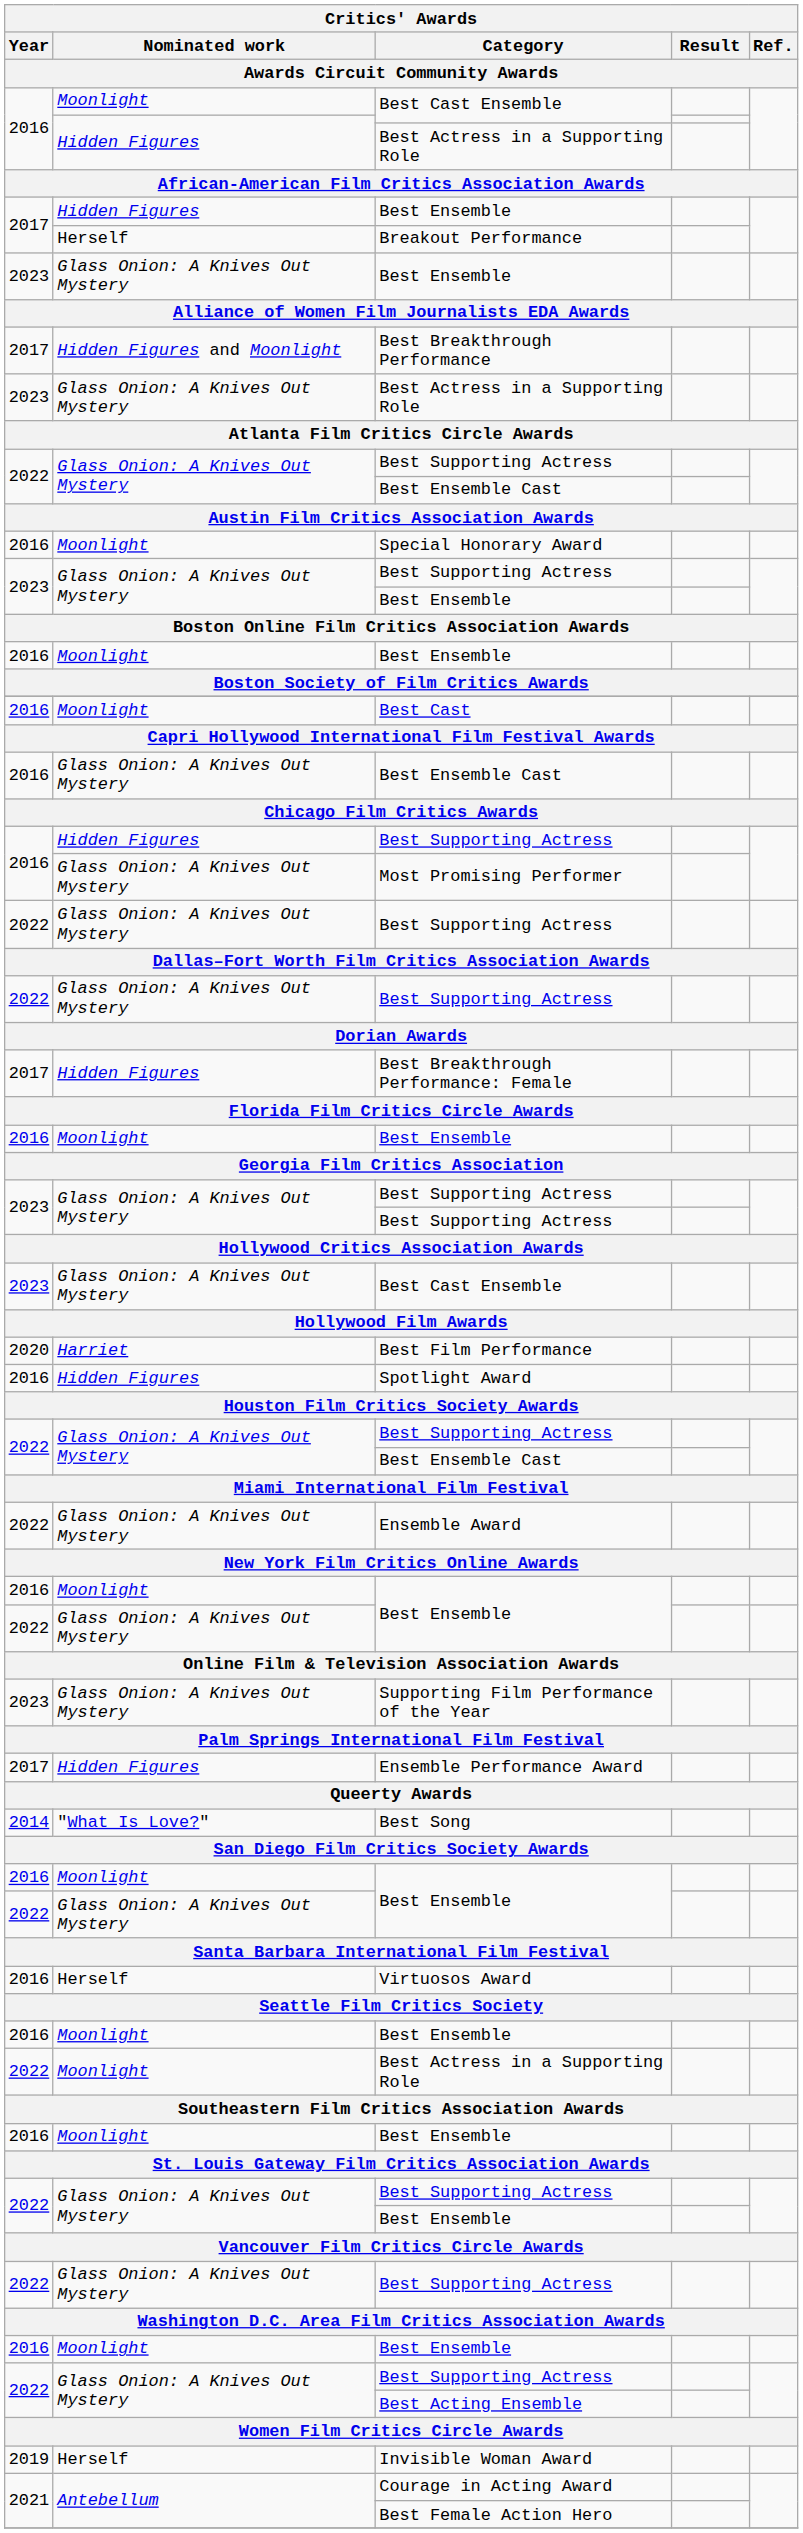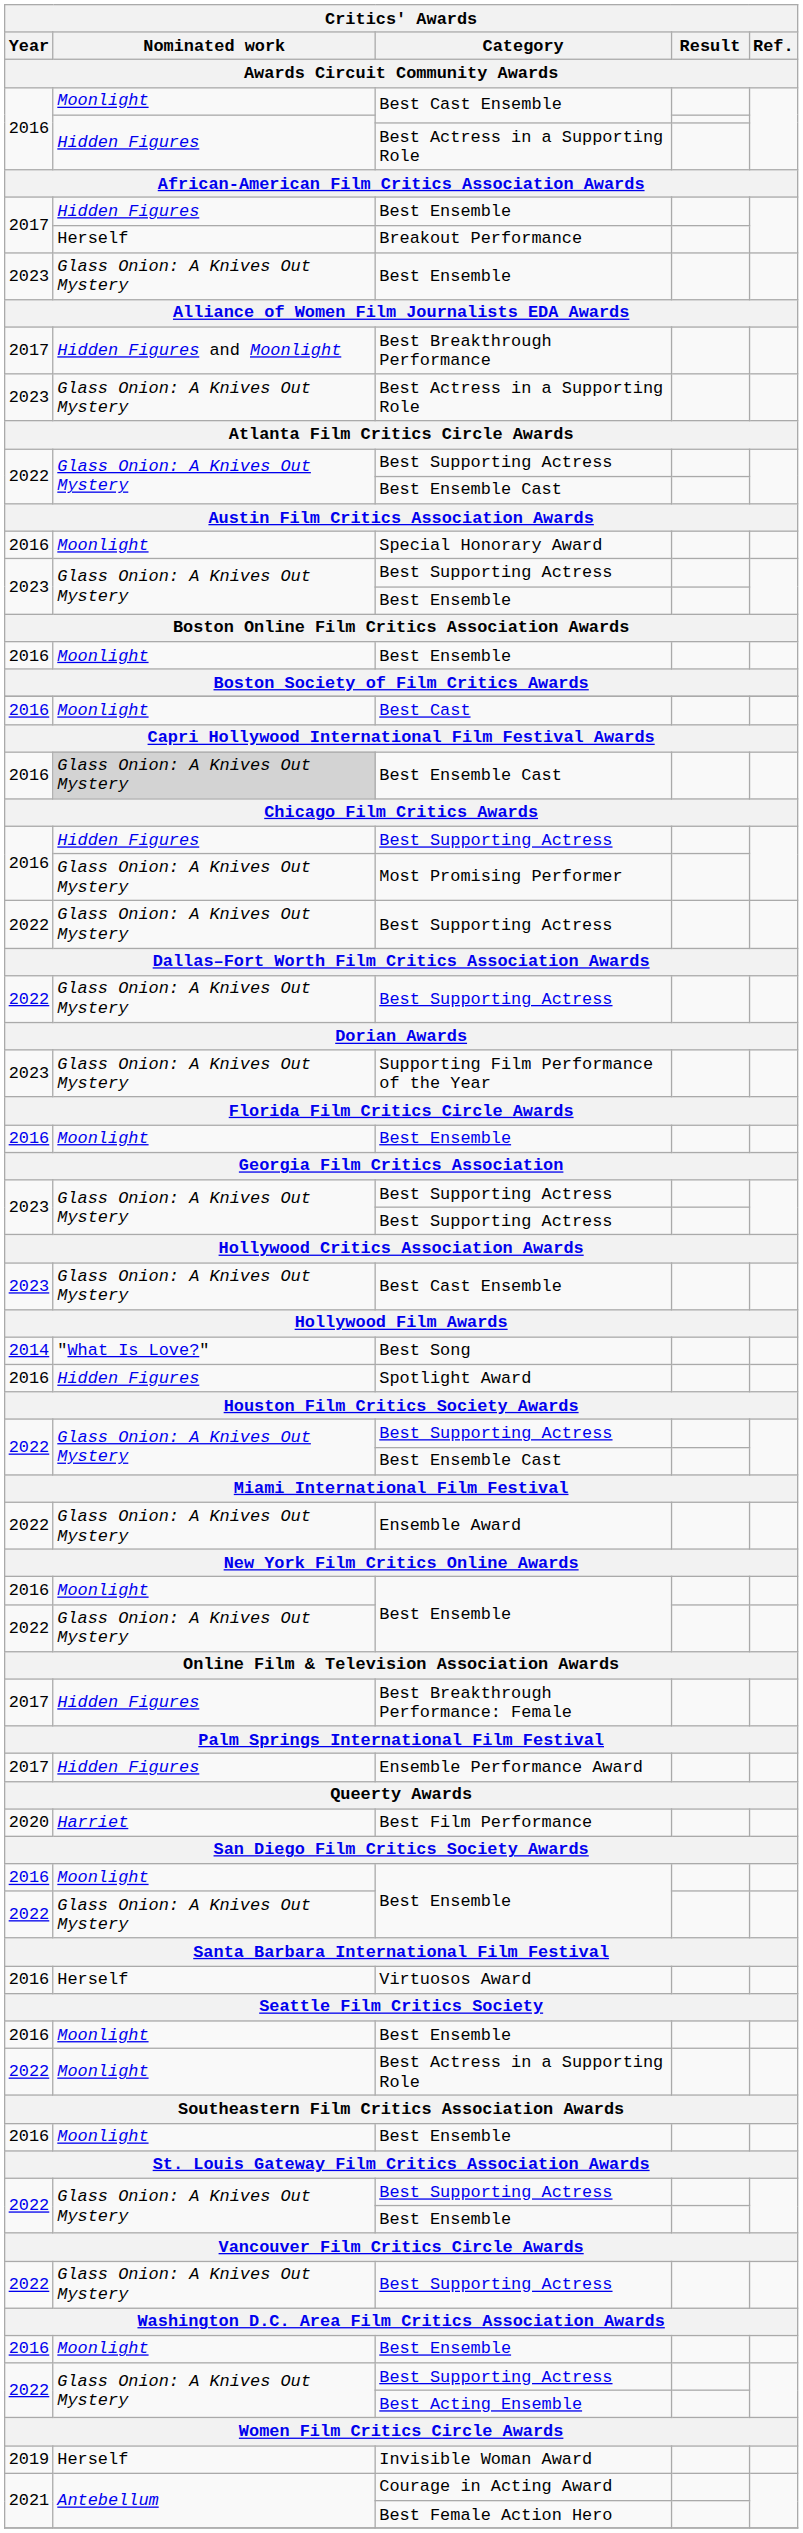(184, 775) no background -> (184, 775) lightgrey background
rows swapped: (29, 1702) <-> (29, 1074)
rows swapped: (29, 1822) <-> (29, 1351)
